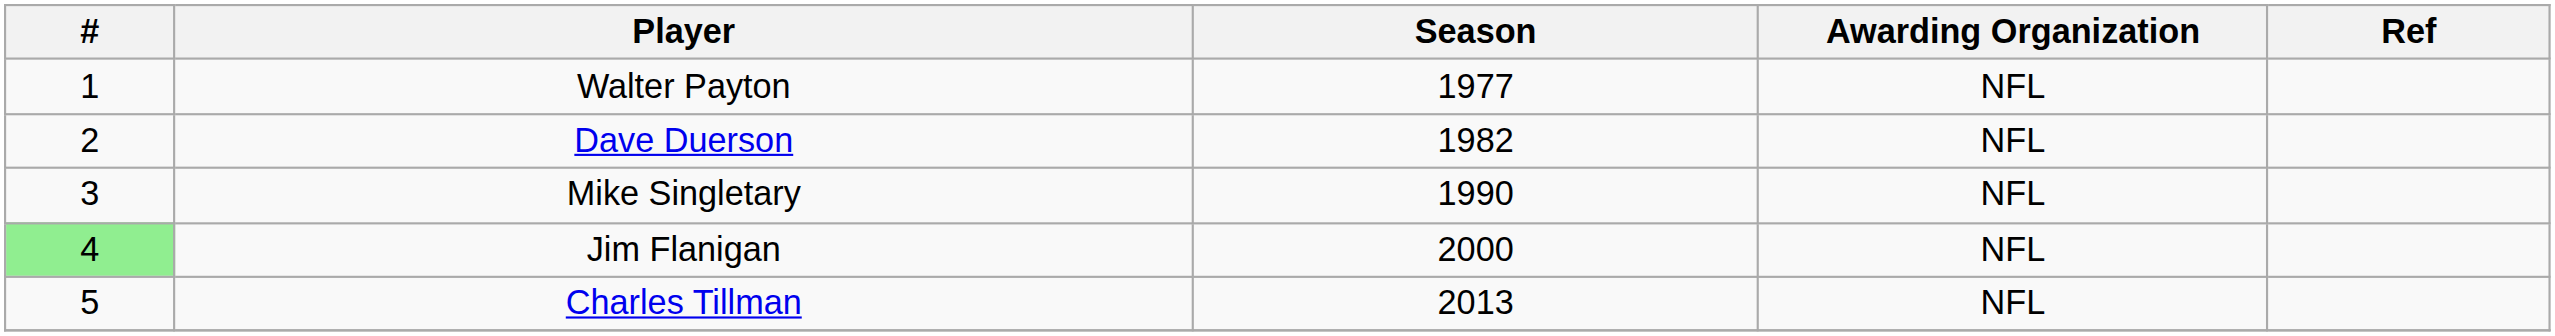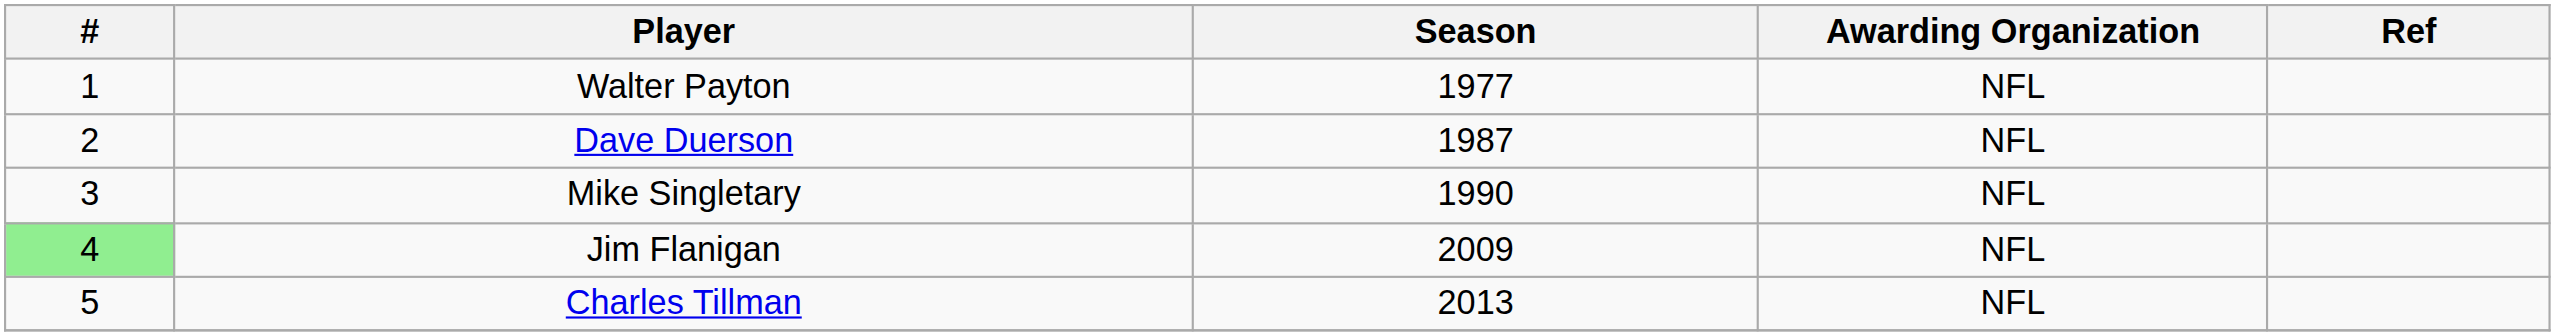(1476, 140) 1982 -> (1476, 140) 1987
(1476, 248) 2000 -> (1476, 248) 2009
